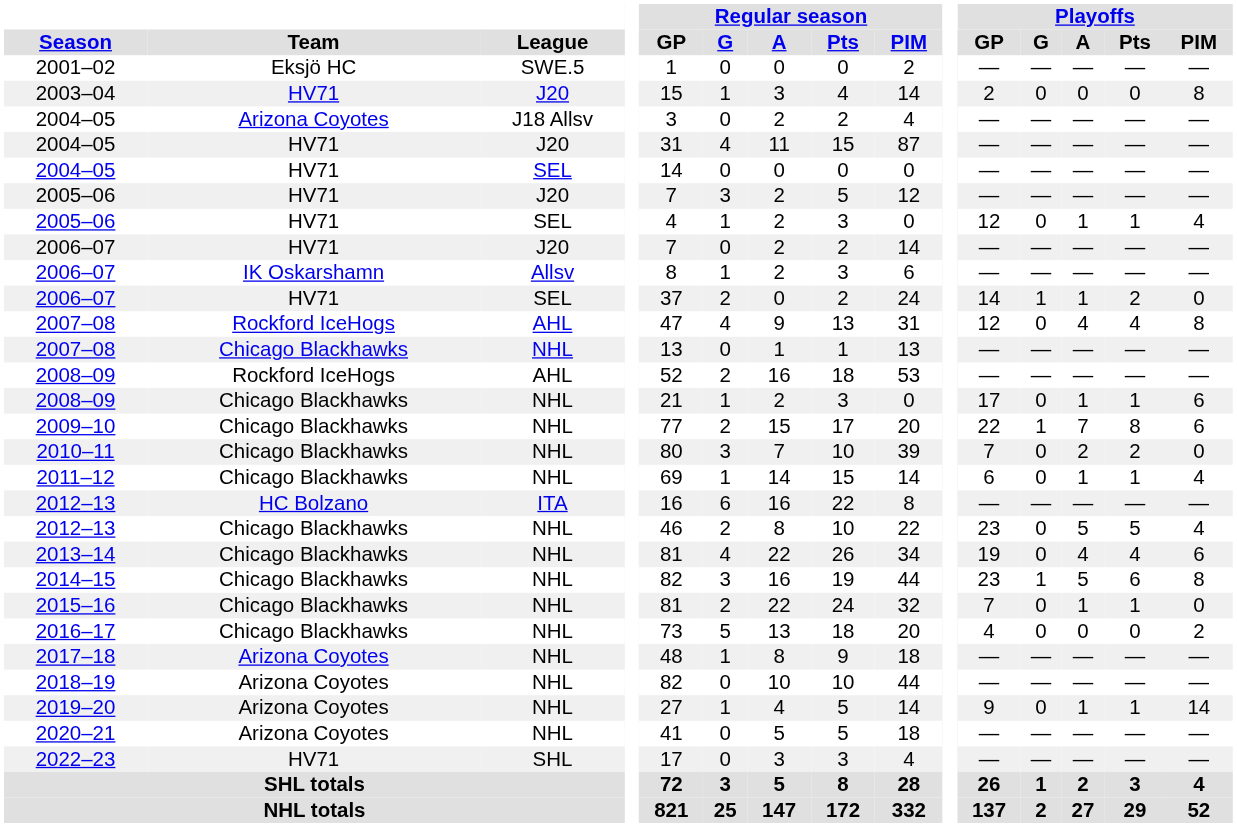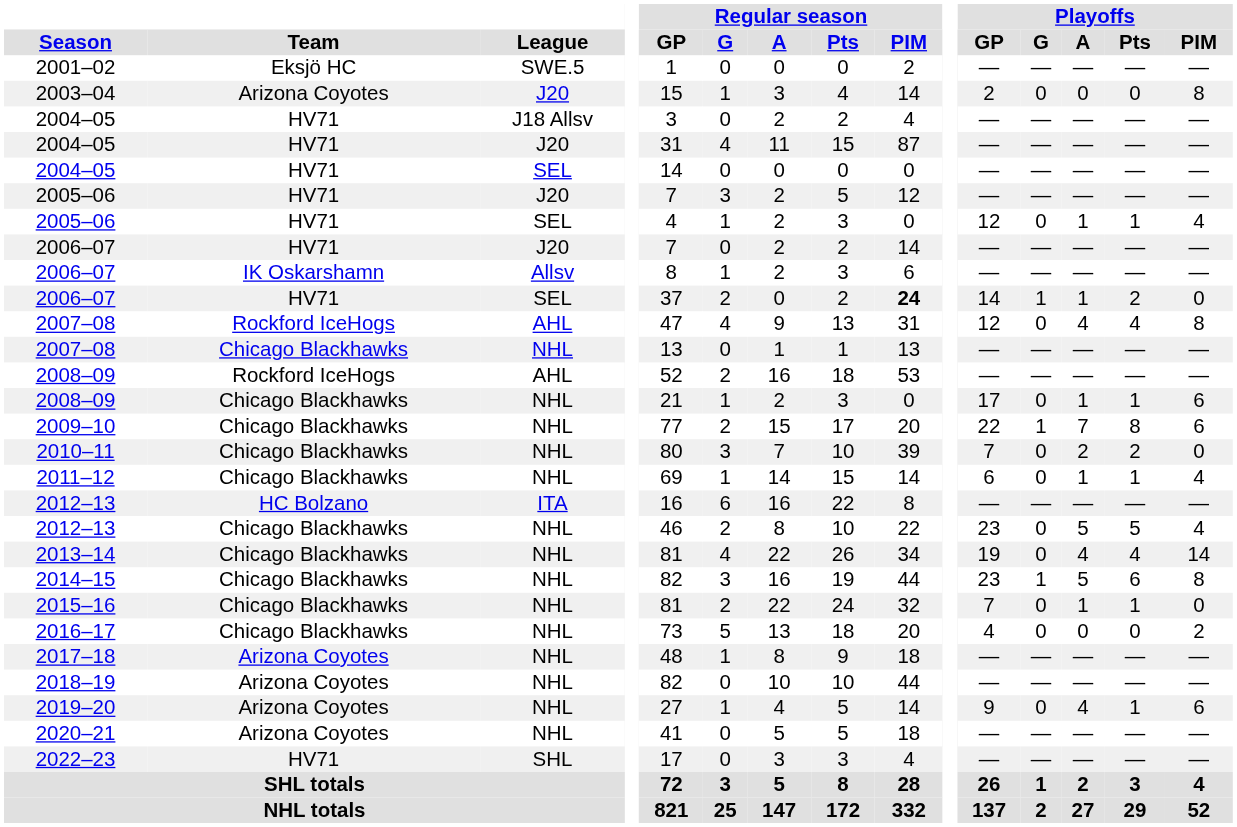(314, 93) HV71 -> (314, 93) Arizona Coyotes
(314, 119) Arizona Coyotes -> (314, 119) HV71
(909, 298) normal -> (909, 298) bold
(1199, 554) 6 -> (1199, 554) 14
(1083, 707) 1 -> (1083, 707) 4
(1199, 707) 14 -> (1199, 707) 6
